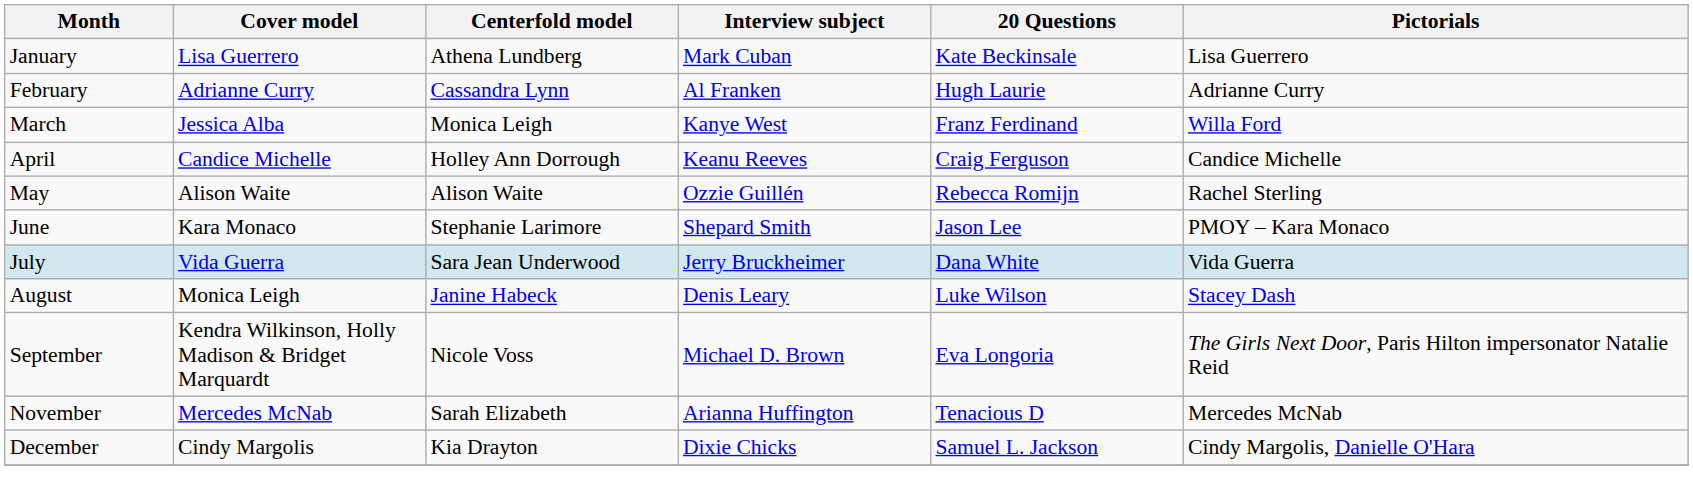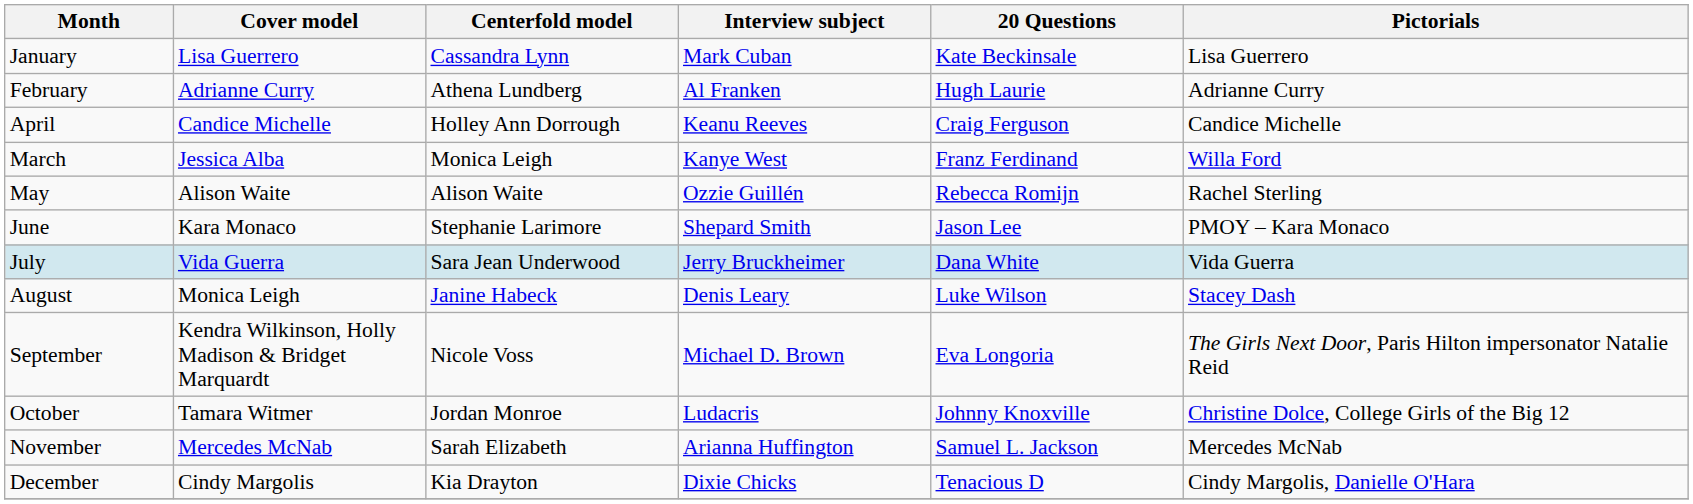(506, 55) Athena Lundberg -> (500, 55) Cassandra Lynn
(500, 90) Cassandra Lynn -> (506, 90) Athena Lundberg
rows swapped: (38, 124) <-> (32, 158)
+ row: (44, 412)
(990, 412) Tenacious D -> (1017, 447) Samuel L. Jackson
(1017, 447) Samuel L. Jackson -> (990, 481) Tenacious D
